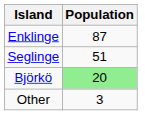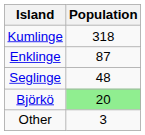+ row: (35, 36)
(100, 57) 51 -> (103, 78) 48
